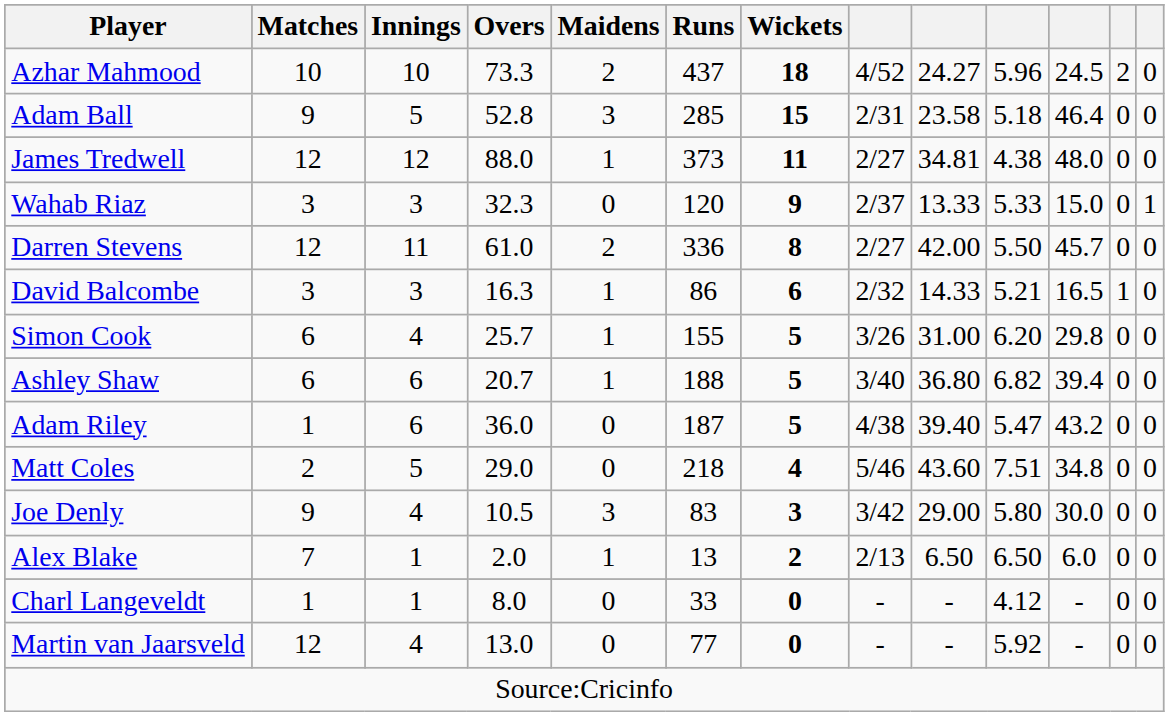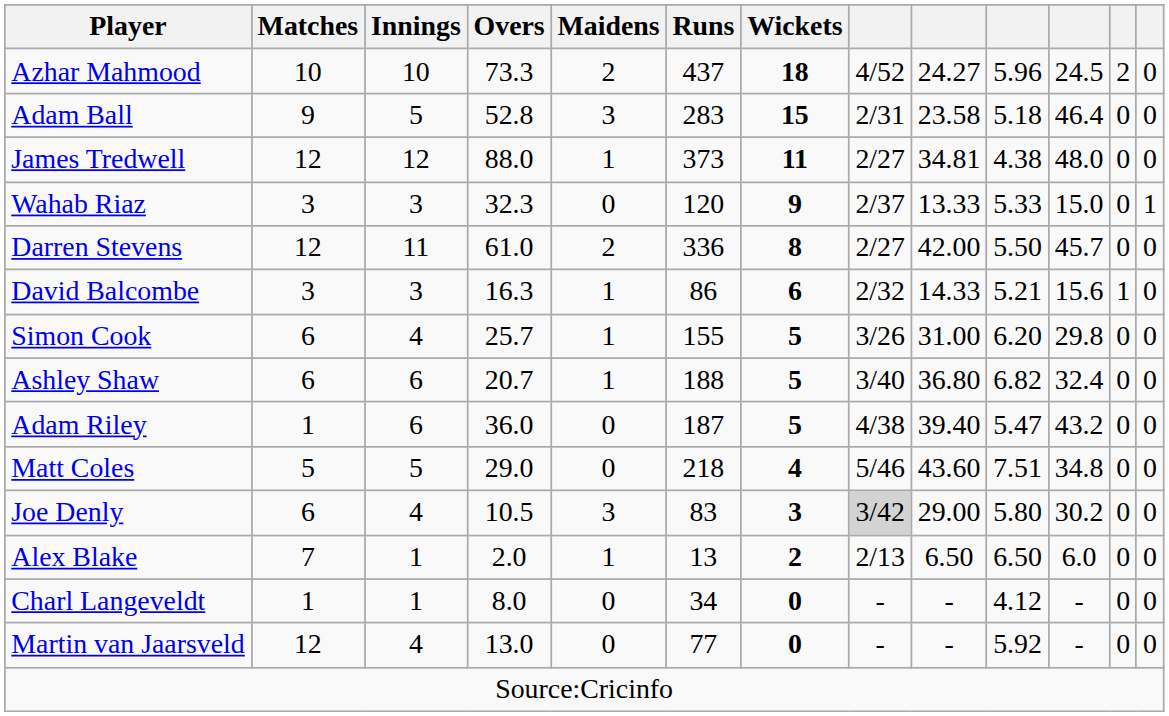(703, 114) 285 -> (703, 114) 283
(1079, 291) 16.5 -> (1079, 291) 15.6
(1079, 379) 39.4 -> (1079, 379) 32.4
(308, 468) 2 -> (308, 468) 5
(308, 512) 9 -> (308, 512) 6
(880, 512) no background -> (880, 512) lightgrey background
(1079, 512) 30.0 -> (1079, 512) 30.2
(703, 600) 33 -> (703, 600) 34
